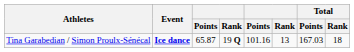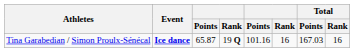(285, 41) 13 -> (285, 41) 16
(338, 41) 18 -> (338, 41) 16
